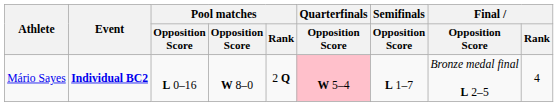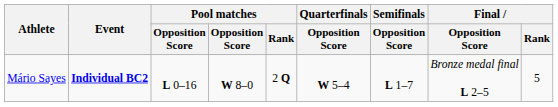(334, 85) pink background -> (334, 85) no background
(537, 78) 4 -> (537, 78) 5
